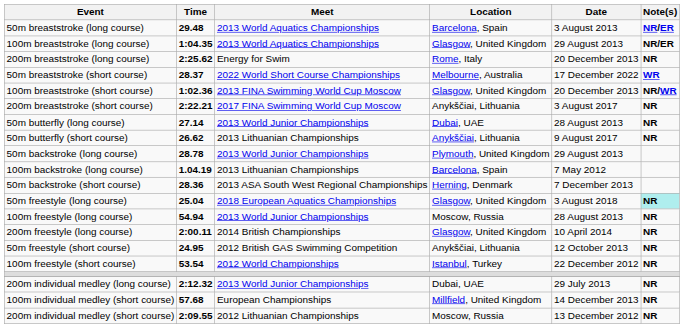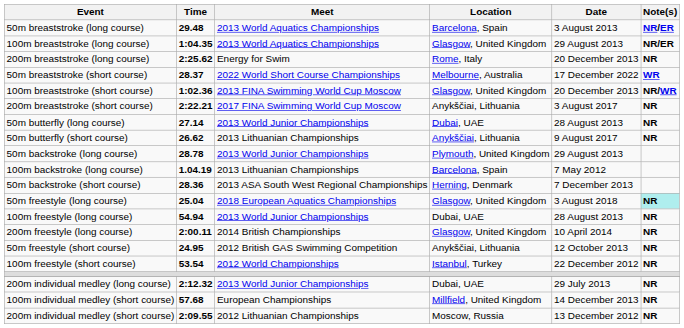(468, 216) Moscow, Russia -> (458, 216) Dubai, UAE
